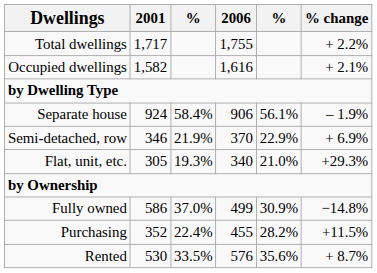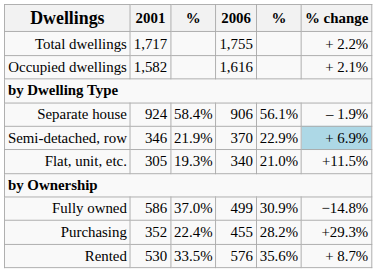(347, 138) no background -> (347, 138) lightblue background
(345, 161) +29.3% -> (345, 161) +11.5%
(345, 232) +11.5% -> (345, 232) +29.3%
